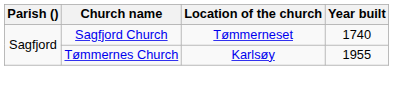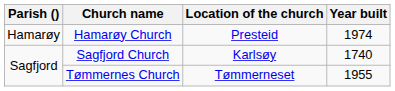+ row: (123, 34)
(253, 34) Tømmerneset -> (255, 55) Karlsøy
(253, 55) Karlsøy -> (255, 75) Tømmerneset
